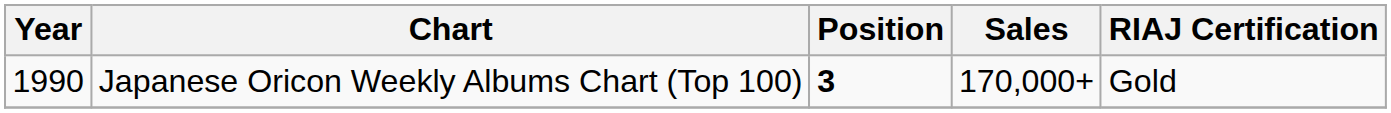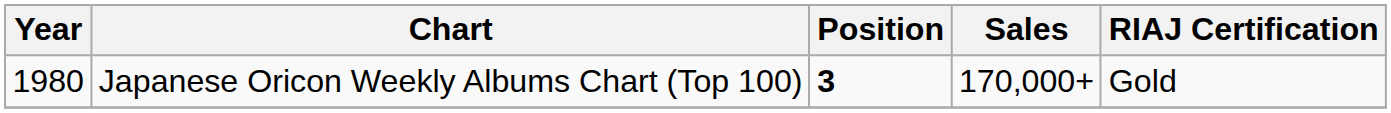(48, 81) 1990 -> (48, 81) 1980
